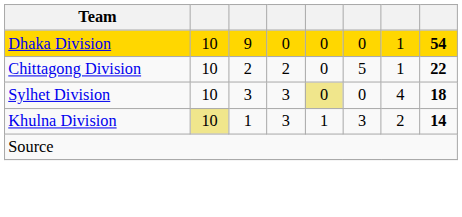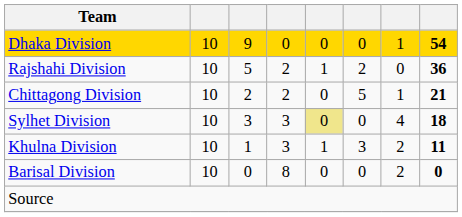+ row: (67, 69)
(438, 69) 22 -> (438, 95) 21
(210, 120) khaki background -> (210, 146) no background
(438, 120) 14 -> (438, 146) 11
+ row: (62, 172)
